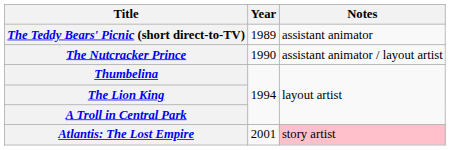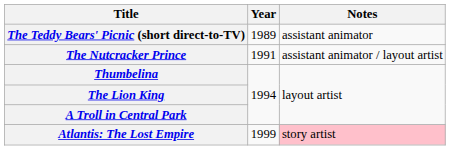(263, 54) 1990 -> (263, 54) 1991
(263, 134) 2001 -> (263, 134) 1999
